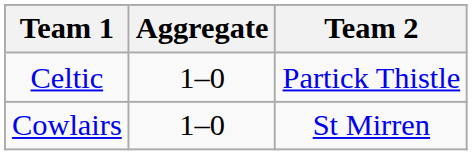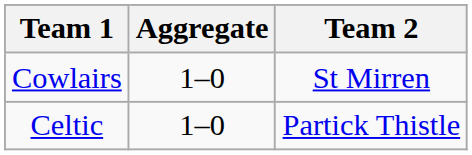rows swapped: (67, 76) <-> (67, 125)
